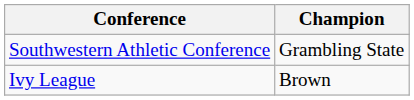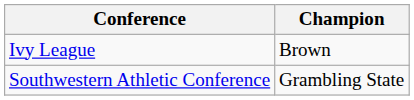rows swapped: (52, 79) <-> (140, 49)
